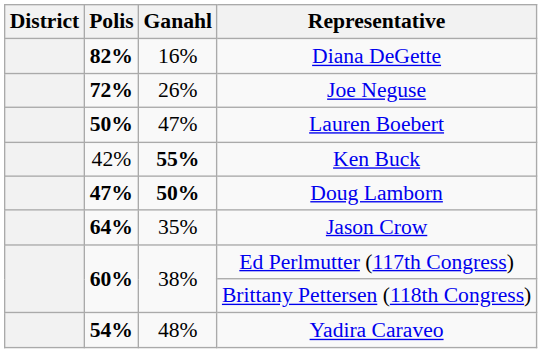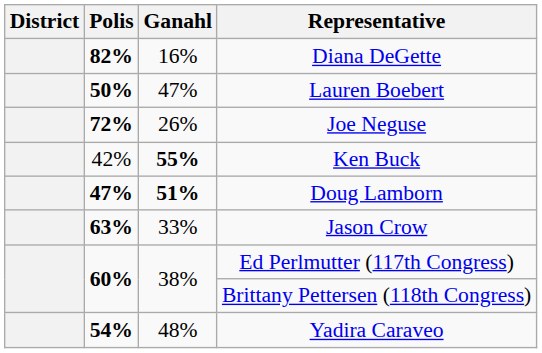rows swapped: (377, 90) <-> (377, 124)
(178, 192) 50% -> (178, 192) 51%
(111, 227) 64% -> (111, 227) 63%
(178, 227) 35% -> (178, 227) 33%
